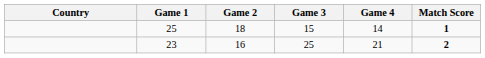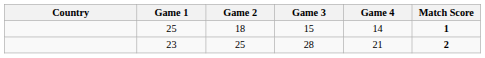(240, 45) 16 -> (240, 45) 25
(309, 45) 25 -> (309, 45) 28
